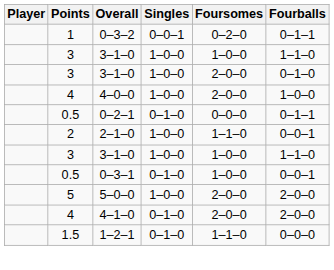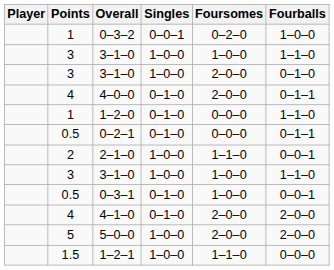(297, 34) 0–1–1 -> (297, 34) 1–0–0
(167, 94) 1–0–0 -> (167, 94) 0–1–0
(297, 94) 1–0–0 -> (297, 94) 0–1–1
+ row: (70, 114)
rows swapped: (70, 194) <-> (70, 214)
(167, 235) 0–1–0 -> (167, 255) 1–0–0
